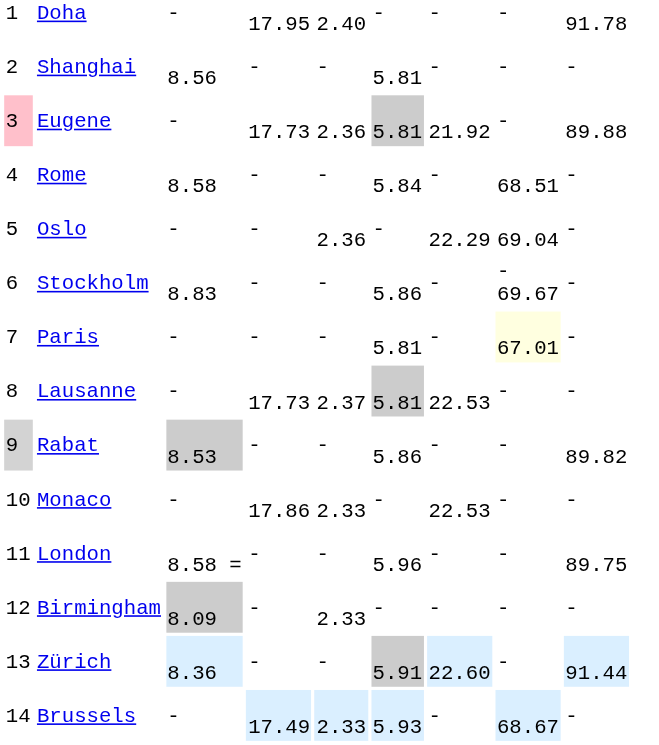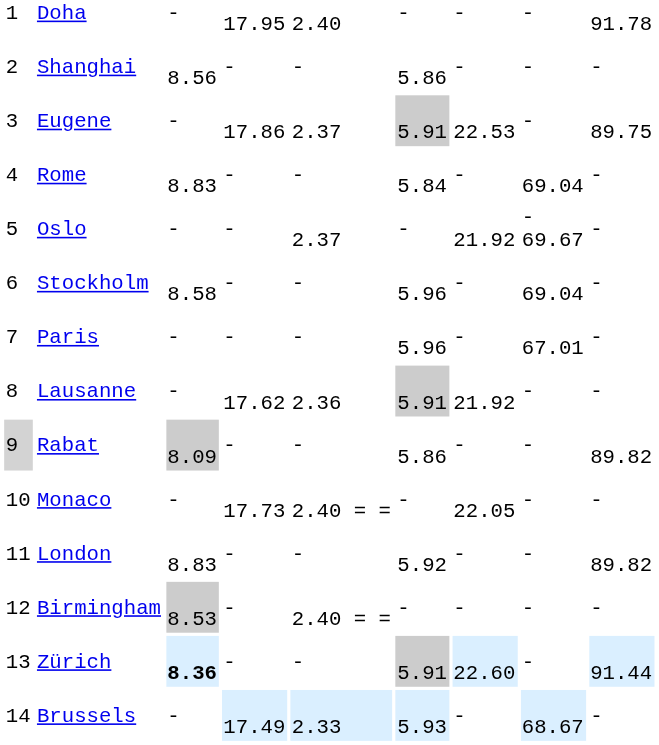(397, 79) 5.81 -> (422, 79) 5.86
(12, 121) pink background -> (12, 121) no background
(279, 133) 17.73 -> (254, 133) 17.86
(341, 133) 2.36 -> (317, 133) 2.37
(397, 133) 5.81 -> (422, 133) 5.91
(460, 133) 21.92 -> (484, 133) 22.53
(596, 133) 89.88 -> (621, 133) 89.75
(192, 187) 8.58 -> (192, 187) 8.83
(528, 187) 68.51 -> (553, 187) 69.04
(341, 241) 2.36 -> (317, 241) 2.37
(460, 241) 22.29 -> (484, 241) 21.92
(528, 241) 69.04 -> (553, 229) - 69.67
(192, 295) 8.83 -> (192, 295) 8.58
(397, 295) 5.86 -> (422, 295) 5.96
(528, 283) - 69.67 -> (553, 295) 69.04
(397, 349) 5.81 -> (422, 349) 5.96
(528, 349) lightyellow background -> (553, 349) no background
(279, 403) 17.73 -> (254, 403) 17.62
(341, 403) 2.37 -> (317, 403) 2.36
(397, 403) 5.81 -> (422, 403) 5.91
(460, 403) 22.53 -> (484, 403) 21.92
(192, 457) 8.53 -> (192, 457) 8.09
(279, 511) 17.86 -> (254, 511) 17.73
(341, 511) 2.33 -> (341, 511) 2.40 = =
(460, 511) 22.53 -> (484, 511) 22.05
(205, 565) 8.58 = -> (192, 565) 8.83
(397, 565) 5.96 -> (422, 565) 5.92
(596, 565) 89.75 -> (621, 565) 89.82
(192, 619) 8.09 -> (192, 619) 8.53
(341, 619) 2.33 -> (341, 619) 2.40 = =
(192, 673) normal -> (192, 673) bold
